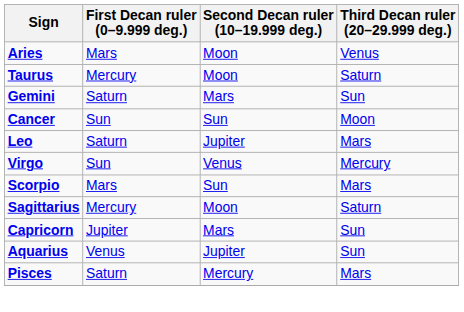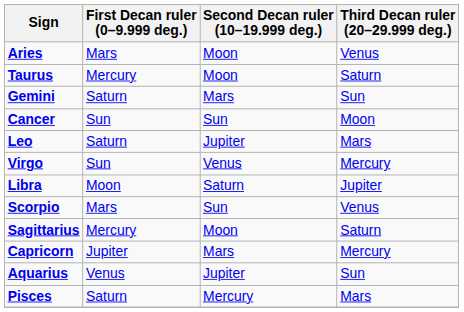+ row: (25, 185)
(356, 185) Mars -> (360, 207) Venus
(353, 229) Sun -> (365, 251) Mercury
